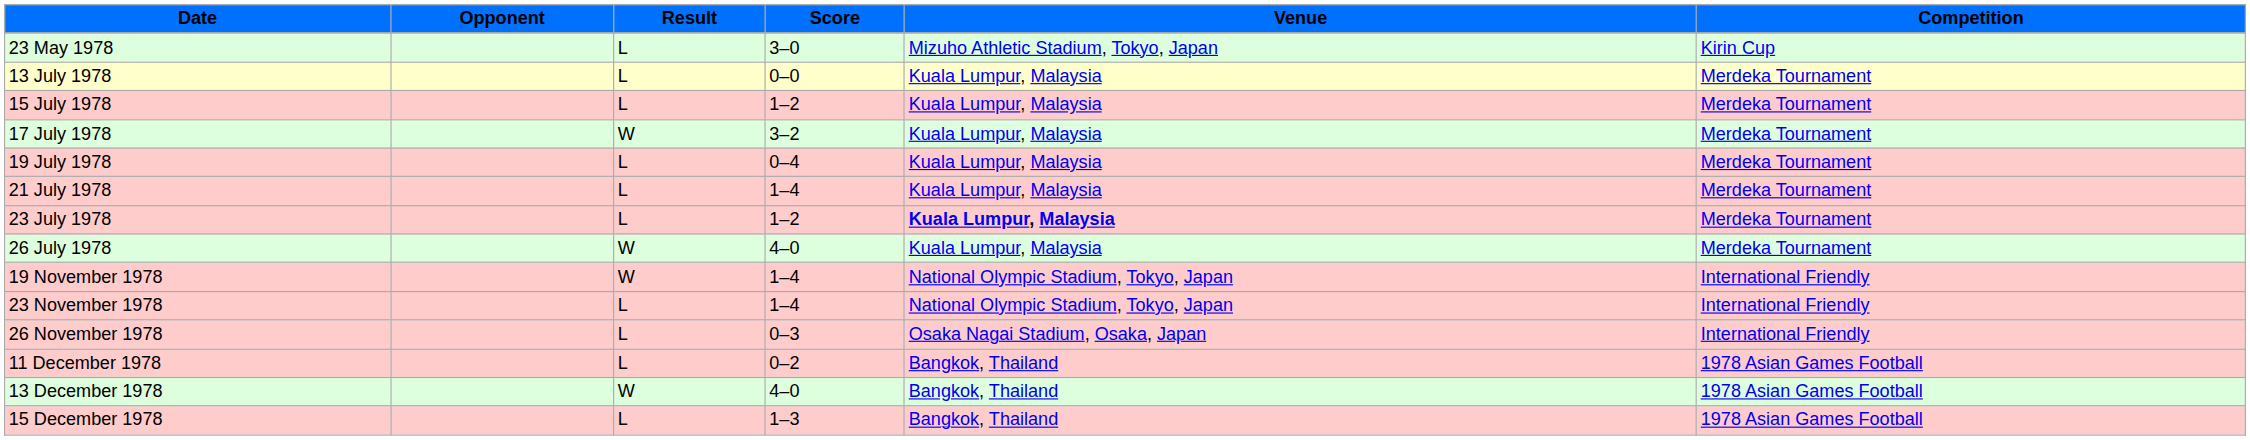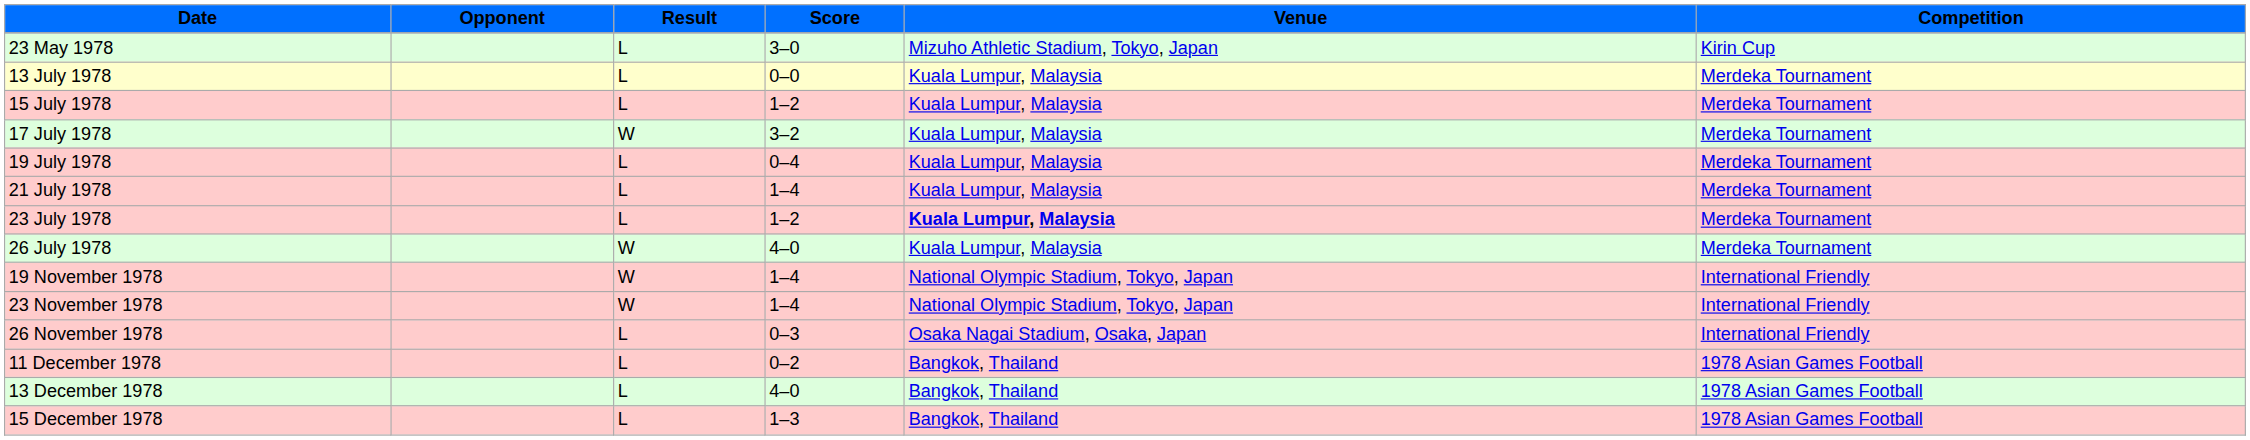(623, 305) L -> (626, 305) W
(626, 391) W -> (623, 391) L
